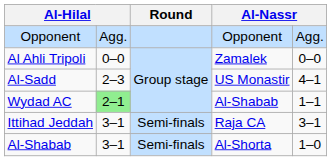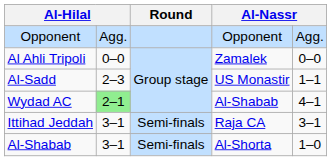(310, 79) 4–1 -> (310, 79) 1–1
(310, 101) 1–1 -> (310, 101) 4–1
